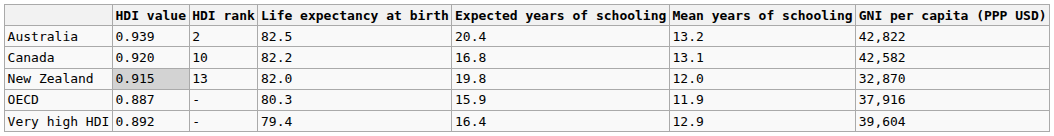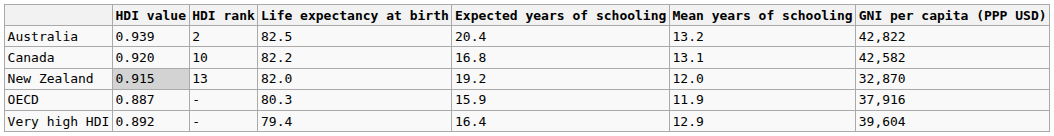(471, 79) 19.8 -> (471, 79) 19.2
